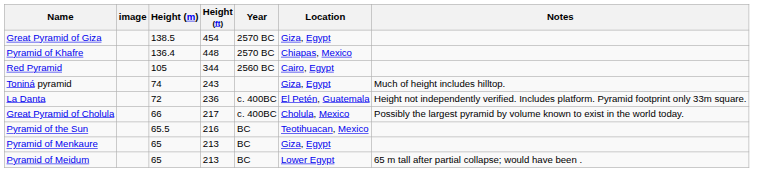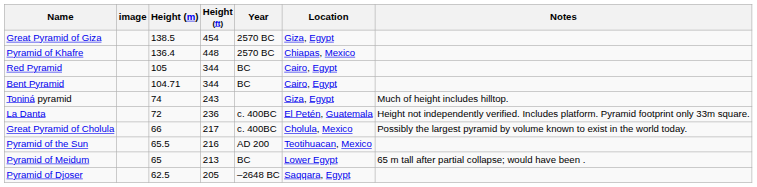(256, 68) 2560 BC -> (244, 68) BC
+ row: (35, 83)
(244, 129) BC -> (253, 144) AD 200
- row: (52, 144)
+ row: (45, 175)
